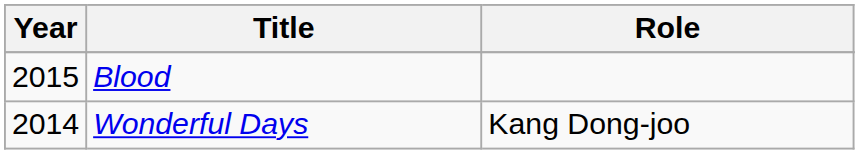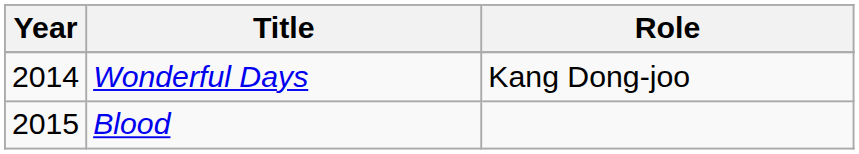rows swapped: (201, 124) <-> (132, 76)
